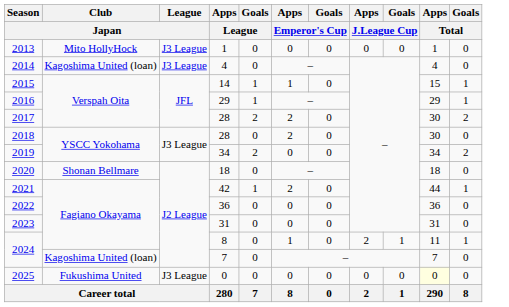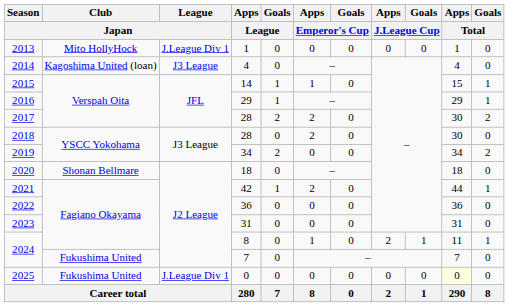(184, 48) J3 League -> (195, 48) J.League Div 1
(101, 258) Kagoshima United (loan) -> (101, 258) Fukushima United
(184, 275) J3 League -> (195, 275) J.League Div 1
